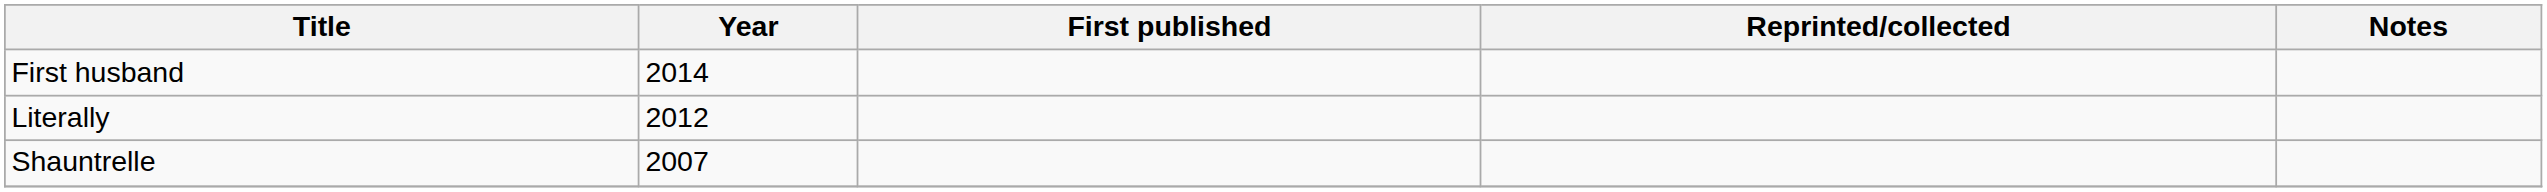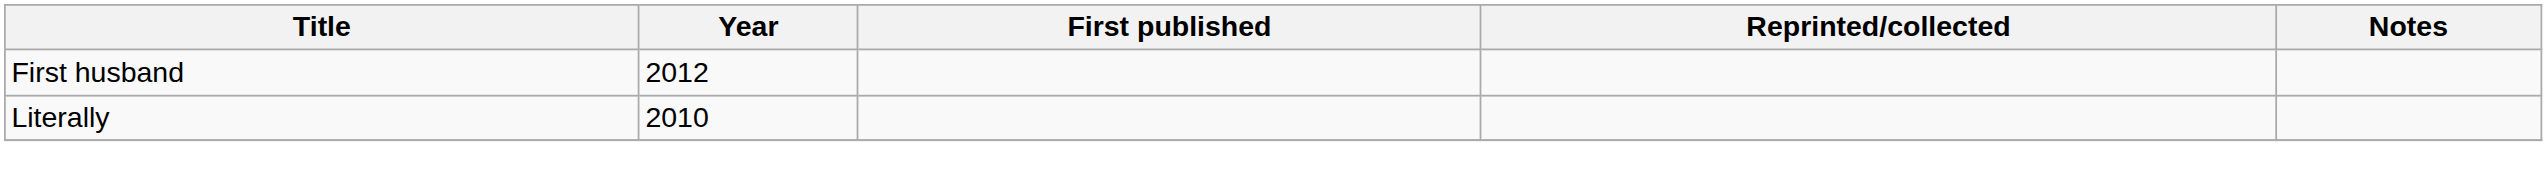(677, 72) 2014 -> (677, 72) 2012
(677, 117) 2012 -> (677, 117) 2010
- row: (84, 162)
